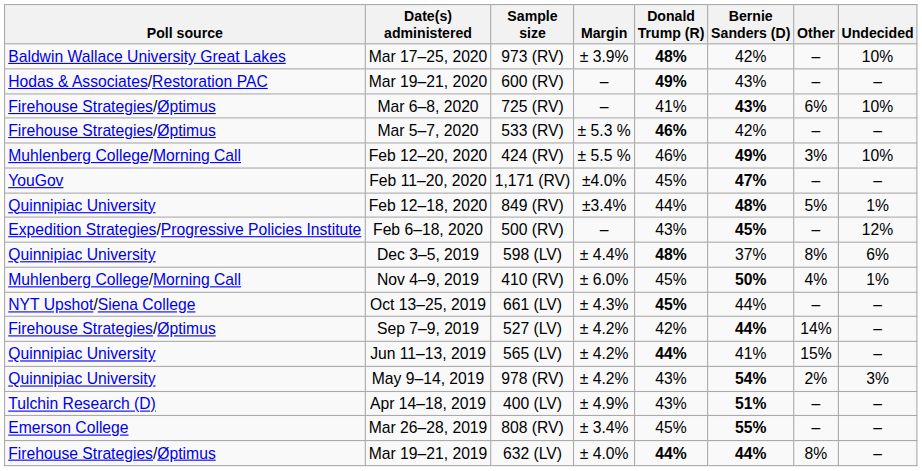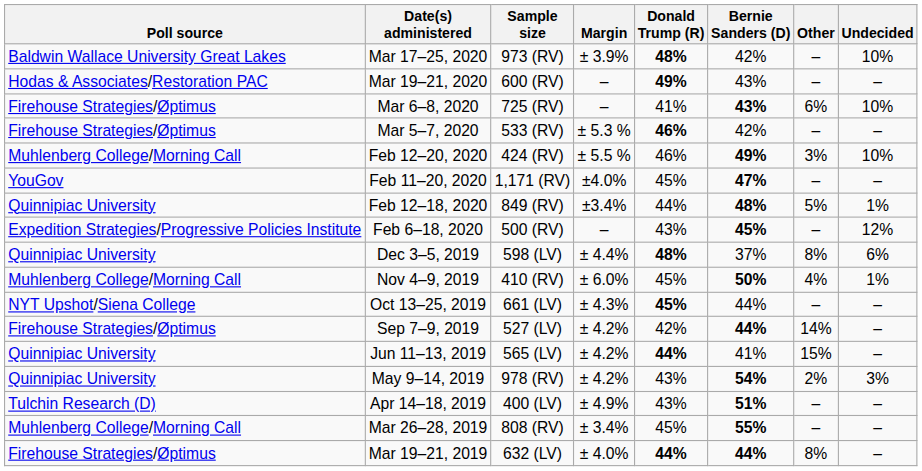(68, 429) Emerson College -> (125, 429) Muhlenberg College/Morning Call
